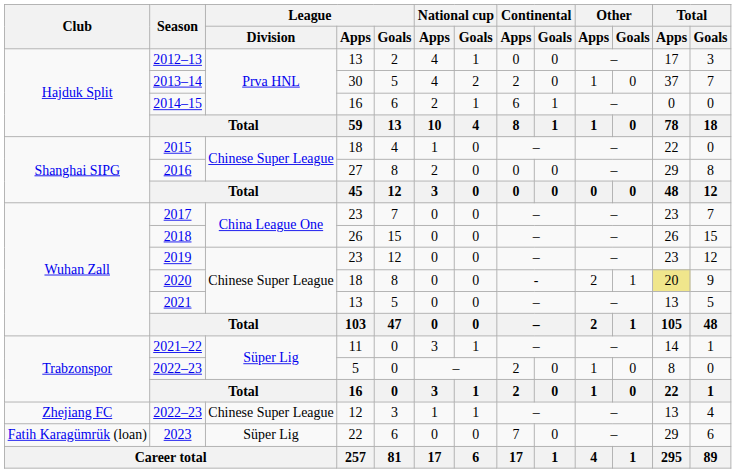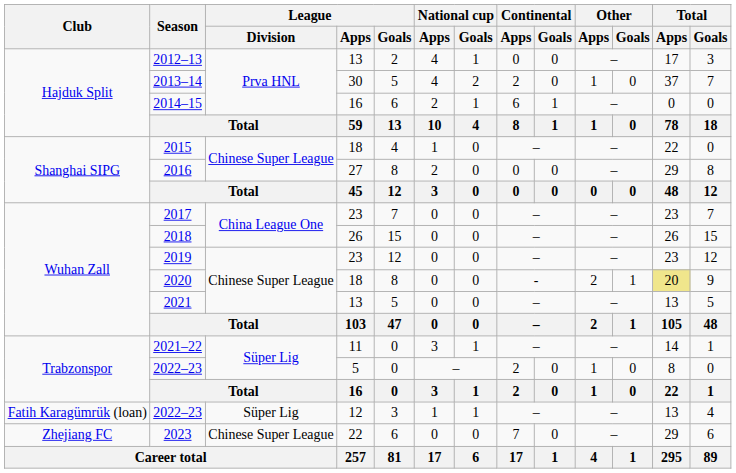(77, 412) Zhejiang FC -> (77, 412) Fatih Karagümrük (loan)
(271, 412) Chinese Super League -> (271, 412) Süper Lig
(77, 434) Fatih Karagümrük (loan) -> (77, 434) Zhejiang FC
(271, 434) Süper Lig -> (271, 434) Chinese Super League
